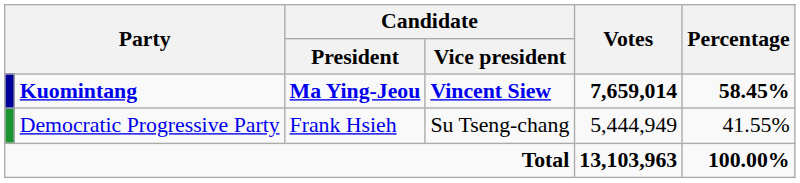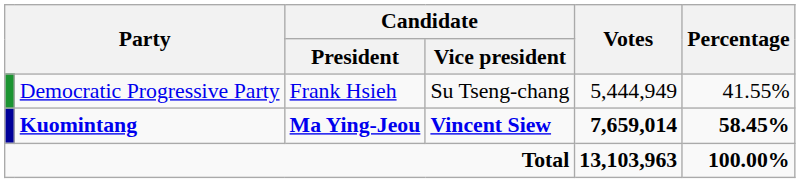rows swapped: (78, 90) <-> (150, 125)
